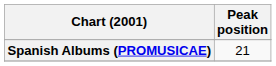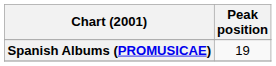(243, 50) 21 -> (243, 50) 19
